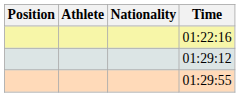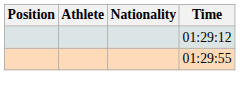- row: (207, 37)
